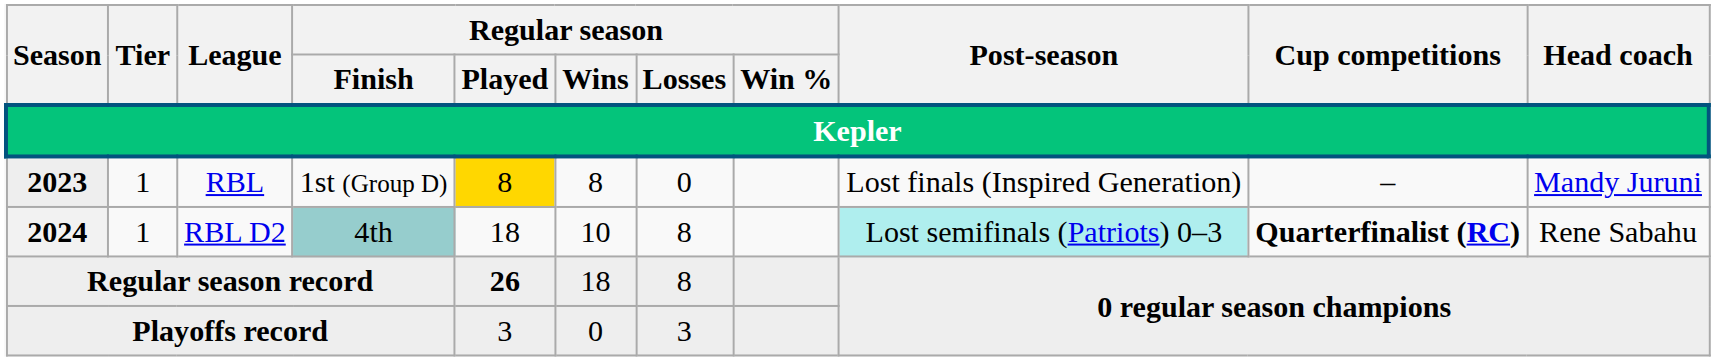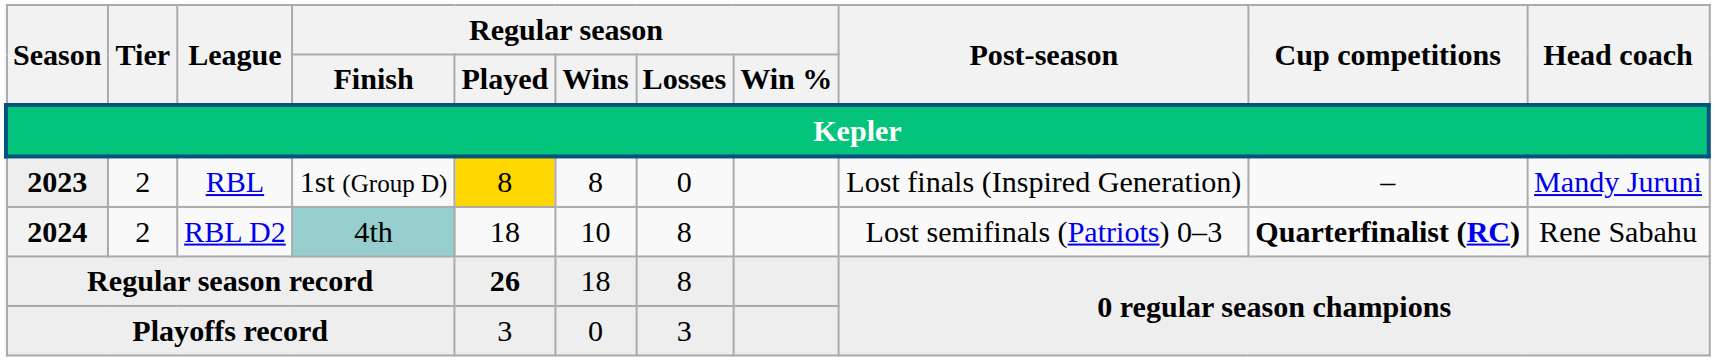(143, 182) 1 -> (143, 182) 2
(143, 231) 1 -> (143, 231) 2
(1044, 231) paleturquoise background -> (1044, 231) no background
